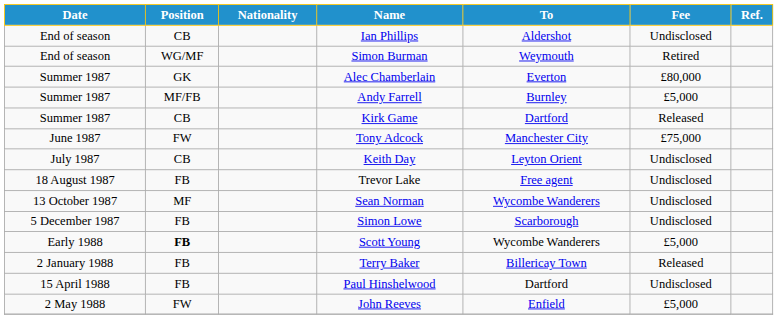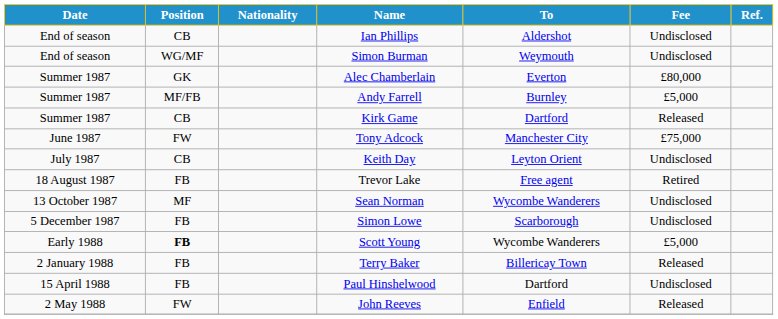(681, 56) Retired -> (681, 56) Undisclosed
(681, 180) Undisclosed -> (681, 180) Retired
(681, 304) £5,000 -> (681, 304) Released
